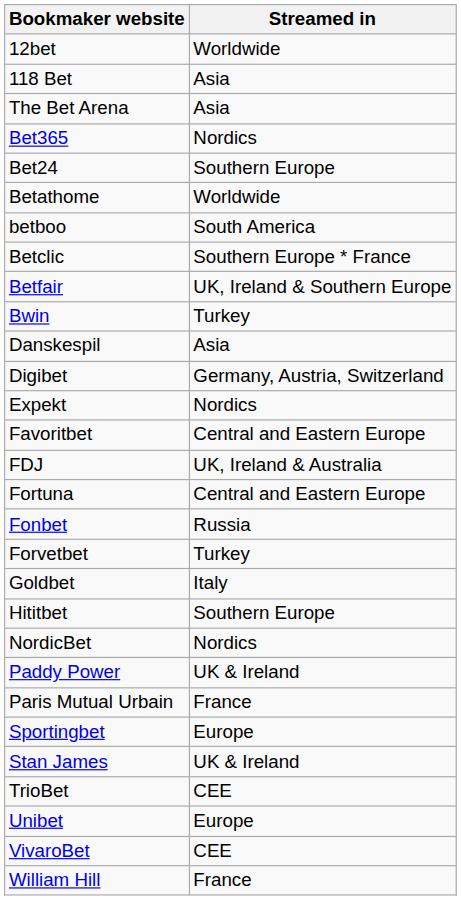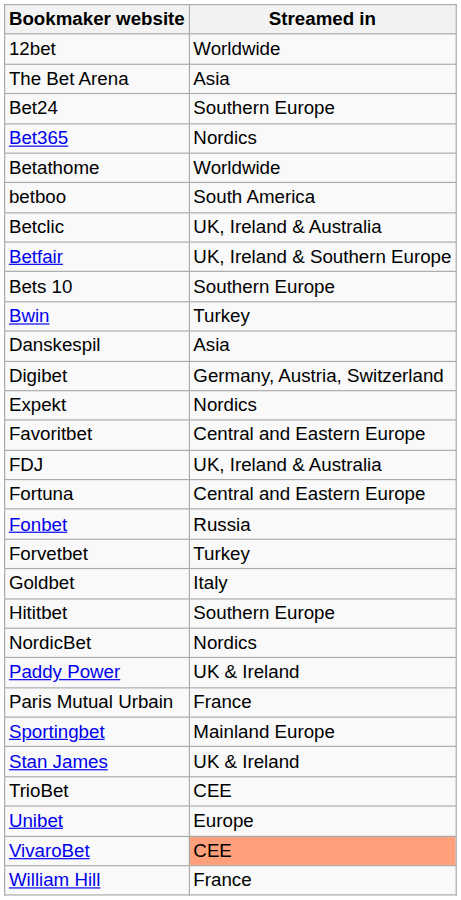- row: (40, 78)
rows swapped: (33, 167) <-> (39, 138)
(302, 256) Southern Europe * France -> (288, 227) UK, Ireland & Australia
+ row: (41, 286)
(224, 731) Europe -> (264, 731) Mainland Europe
(213, 850) no background -> (213, 850) lightsalmon background
